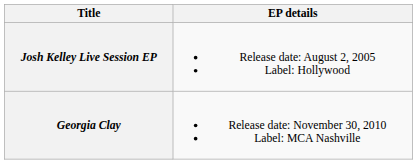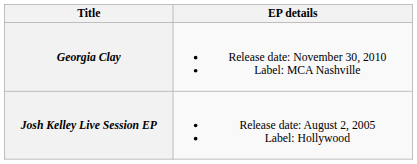rows swapped: (89, 57) <-> (89, 125)
